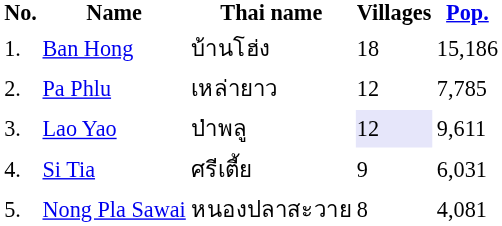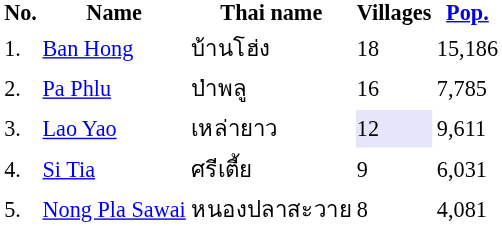(234, 88) เหล่ายาว -> (219, 88) ป่าพลู
(368, 88) 12 -> (368, 88) 16
(219, 129) ป่าพลู -> (234, 129) เหล่ายาว
